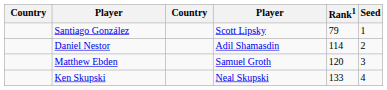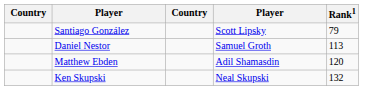- column: (370, 13)
(247, 46) Adil Shamasdin -> (243, 46) Samuel Groth
(336, 46) 114 -> (336, 46) 113
(243, 62) Samuel Groth -> (247, 62) Adil Shamasdin
(336, 77) 133 -> (336, 77) 132
